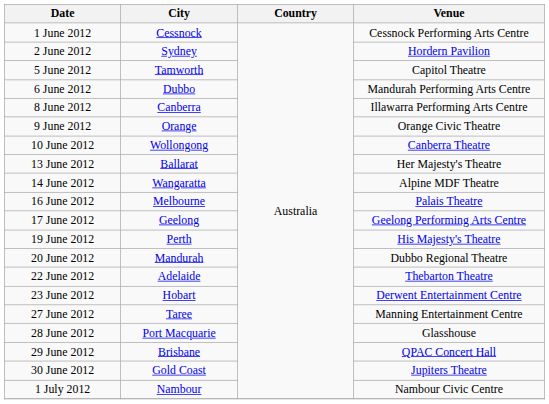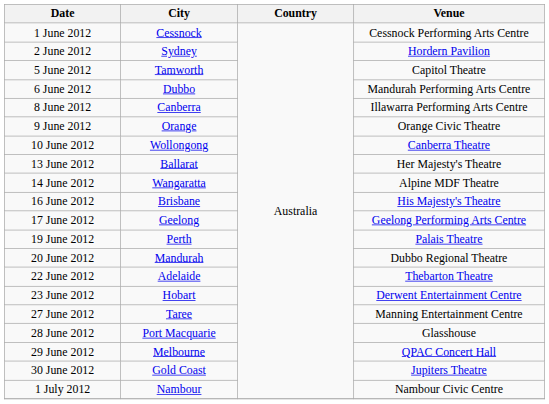(179, 201) Melbourne -> (179, 201) Brisbane
(449, 201) Palais Theatre -> (449, 201) His Majesty's Theatre
(449, 239) His Majesty's Theatre -> (449, 239) Palais Theatre
(179, 351) Brisbane -> (179, 351) Melbourne
